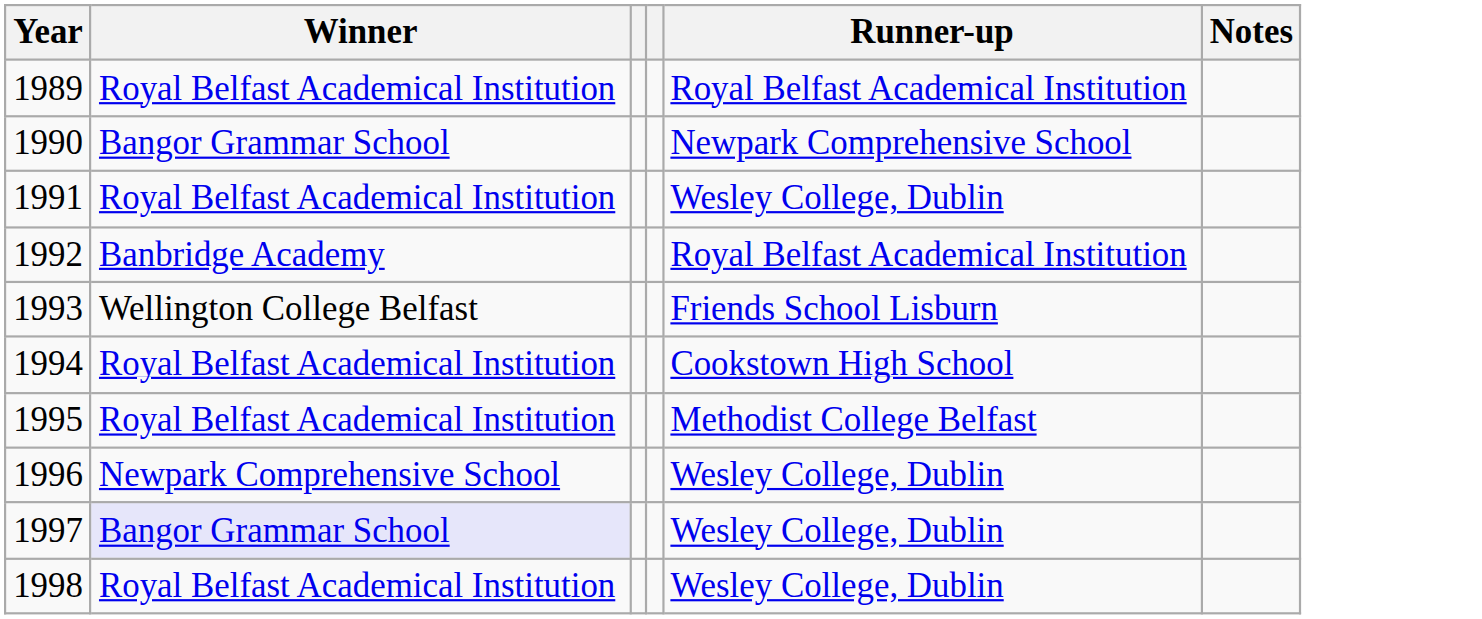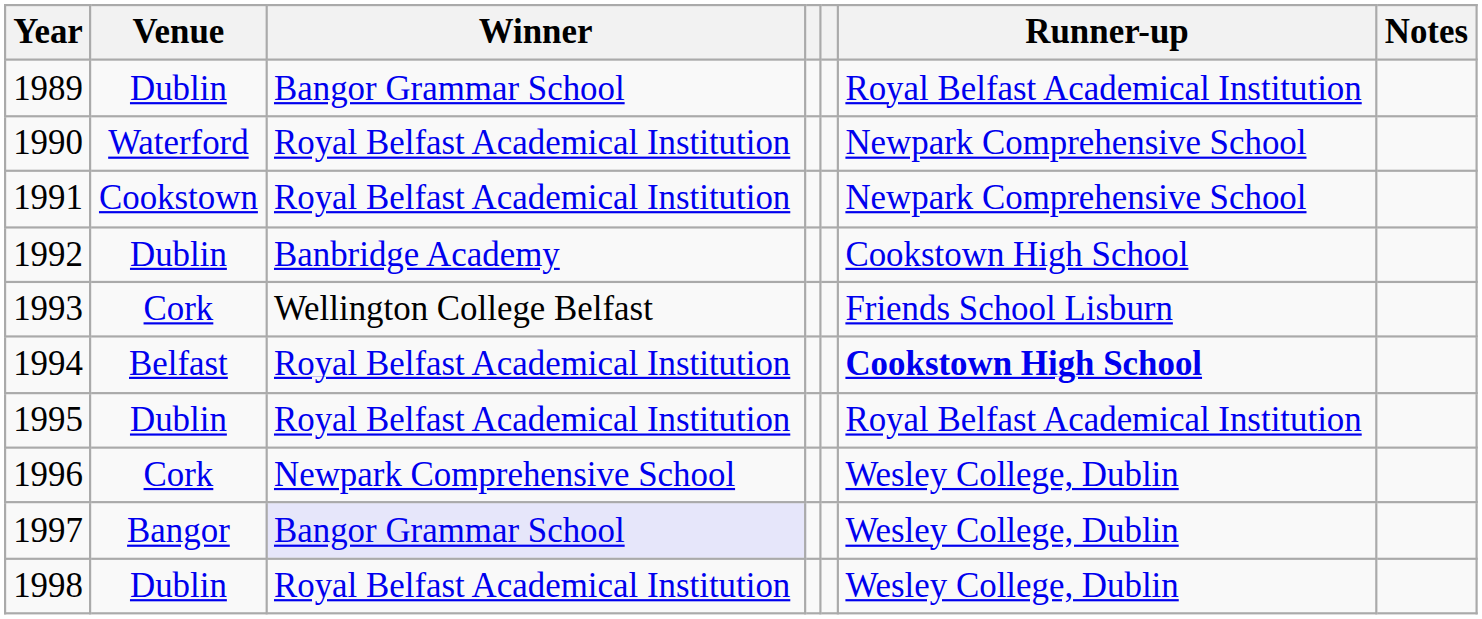+ column: (178, 32)
(357, 87) Royal Belfast Academical Institution -> (449, 87) Bangor Grammar School
(274, 142) Bangor Grammar School -> (532, 142) Royal Belfast Academical Institution
(837, 198) Wesley College, Dublin -> (1076, 198) Newpark Comprehensive School
(929, 253) Royal Belfast Academical Institution -> (1017, 253) Cookstown High School
(842, 364) normal -> (1024, 364) bold
(854, 419) Methodist College Belfast -> (1104, 419) Royal Belfast Academical Institution
